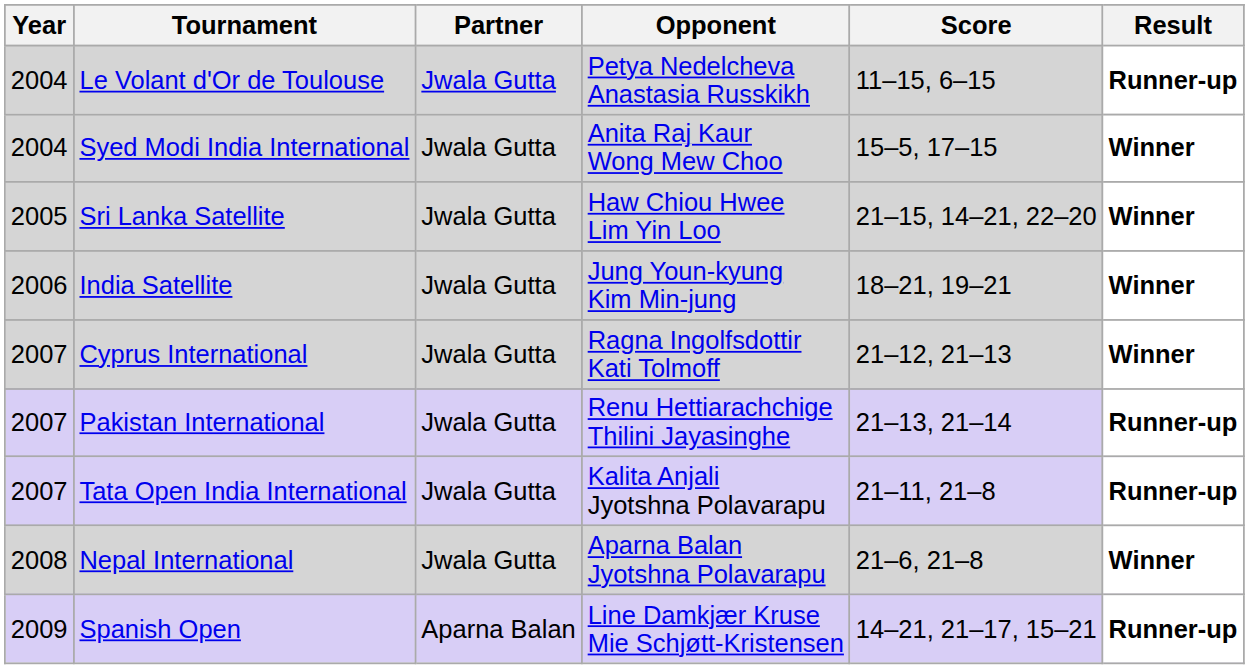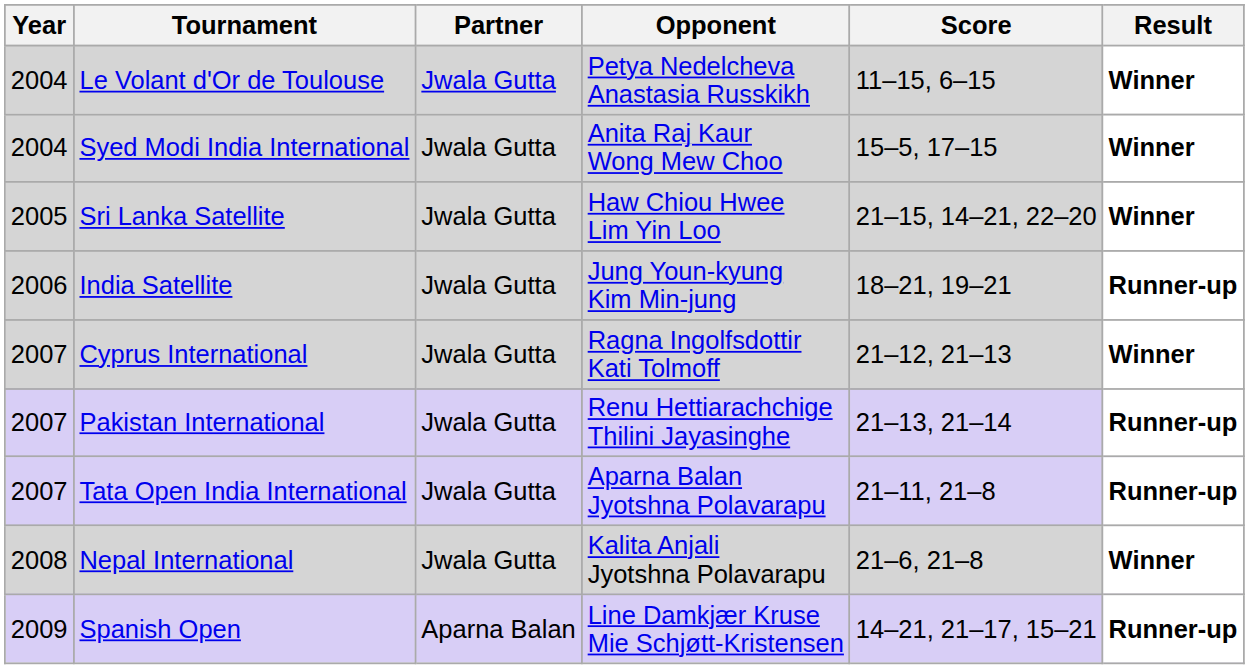(1173, 80) Runner-up -> (1152, 80) Winner
(1152, 286) Winner -> (1173, 286) Runner-up
(707, 491) Kalita Anjali Jyotshna Polavarapu -> (707, 491) Aparna Balan Jyotshna Polavarapu
(707, 560) Aparna Balan Jyotshna Polavarapu -> (707, 560) Kalita Anjali Jyotshna Polavarapu
